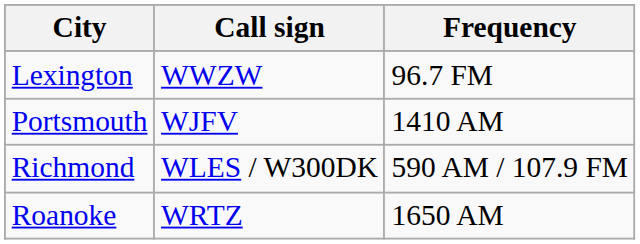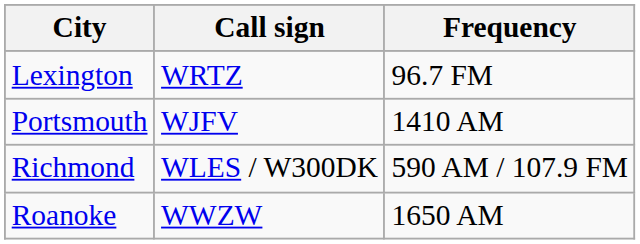(212, 74) WWZW -> (202, 74) WRTZ
(202, 214) WRTZ -> (212, 214) WWZW
